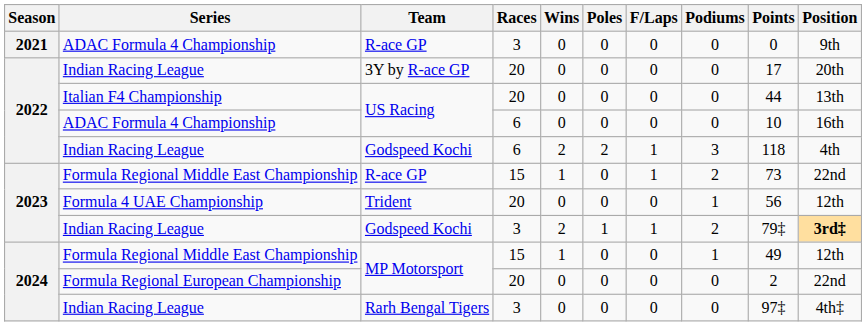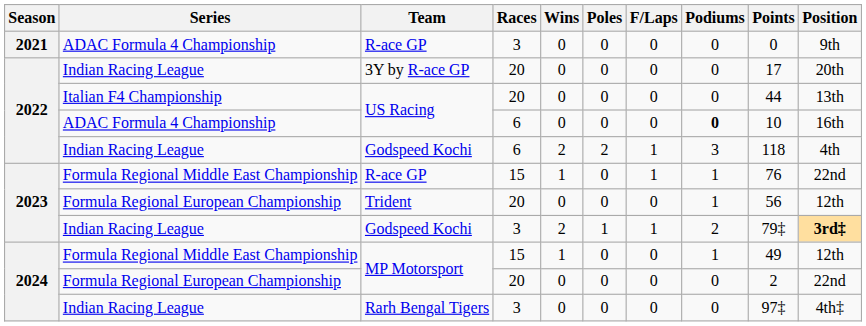(715, 123) normal -> (715, 123) bold
(715, 176) 2 -> (715, 176) 1
(774, 176) 73 -> (774, 176) 76
(163, 202) Formula 4 UAE Championship -> (202, 202) Formula Regional European Championship
